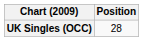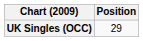(116, 28) 28 -> (116, 28) 29
